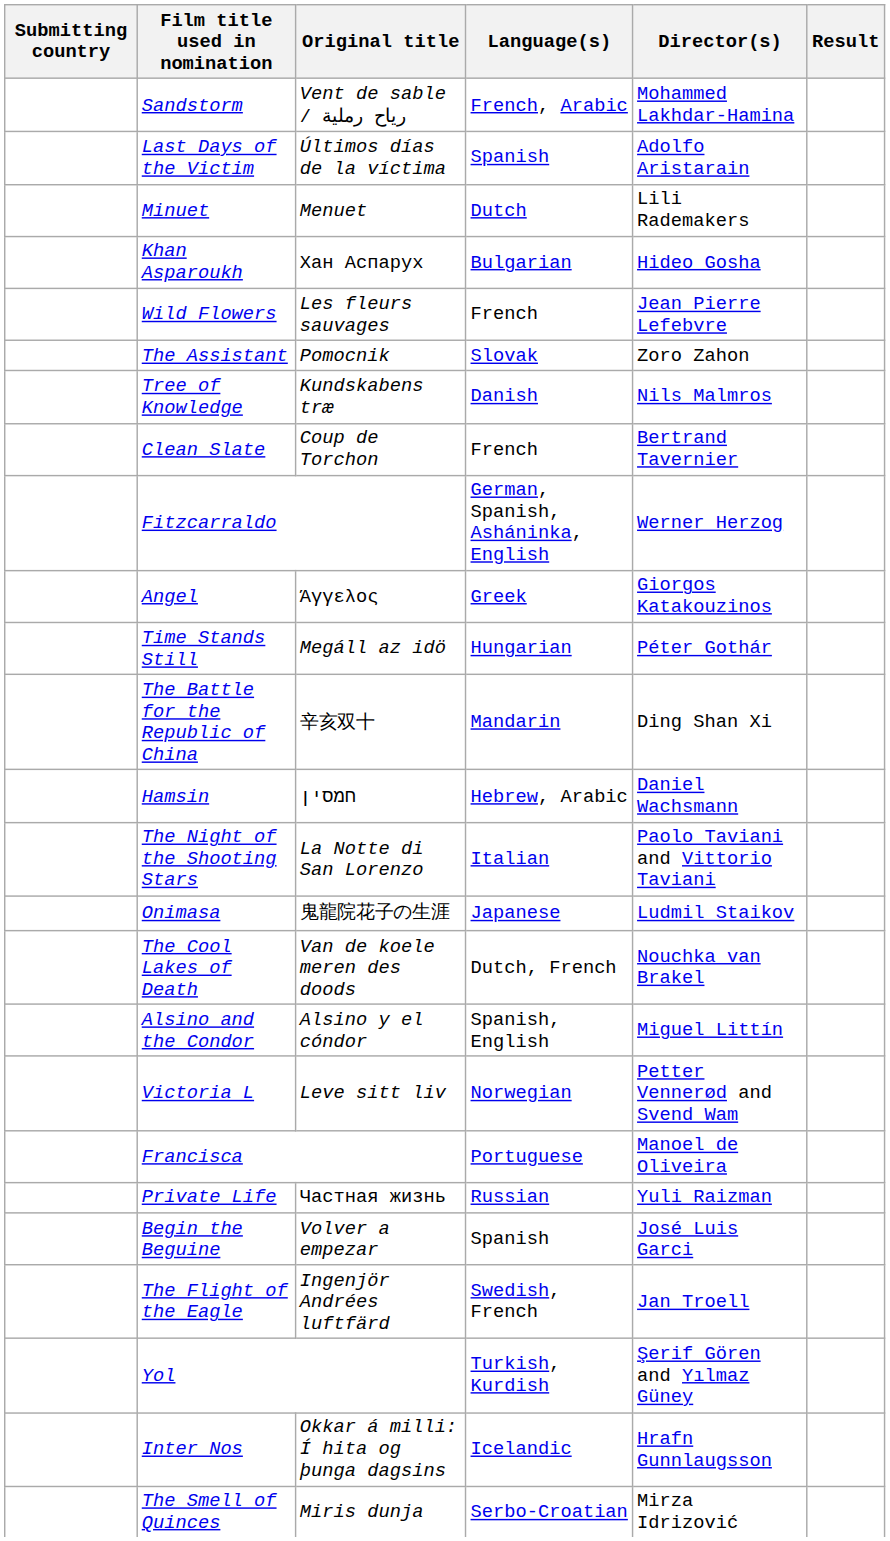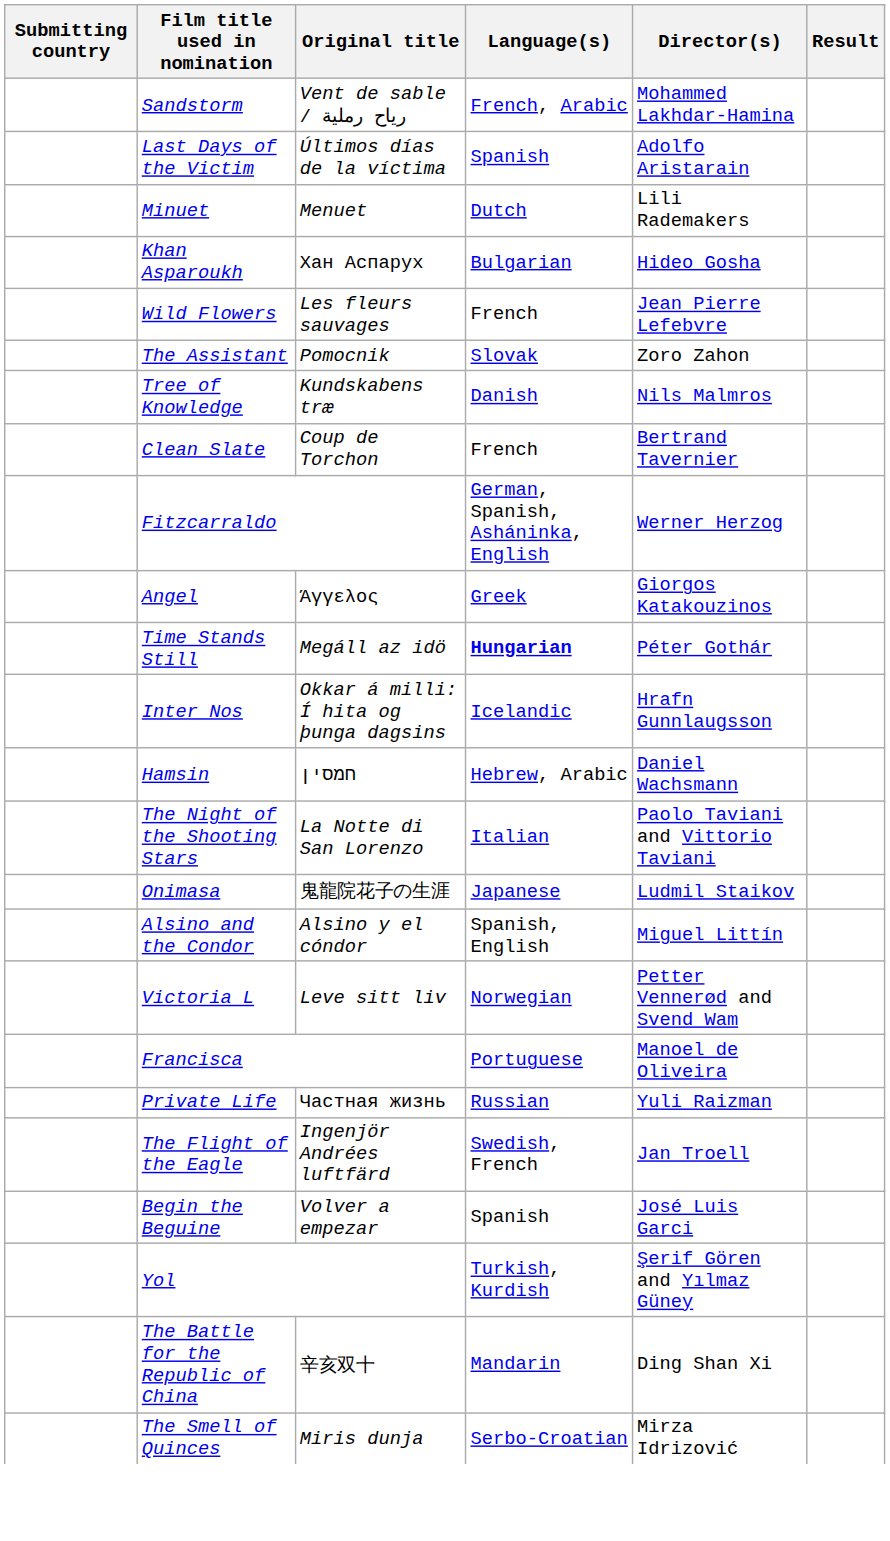(521, 649) normal -> (521, 649) bold
rows swapped: (192, 1449) <-> (204, 722)
- row: (187, 967)
rows swapped: (192, 1239) <-> (215, 1302)
